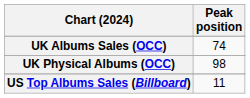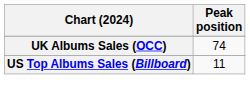- row: (99, 64)
